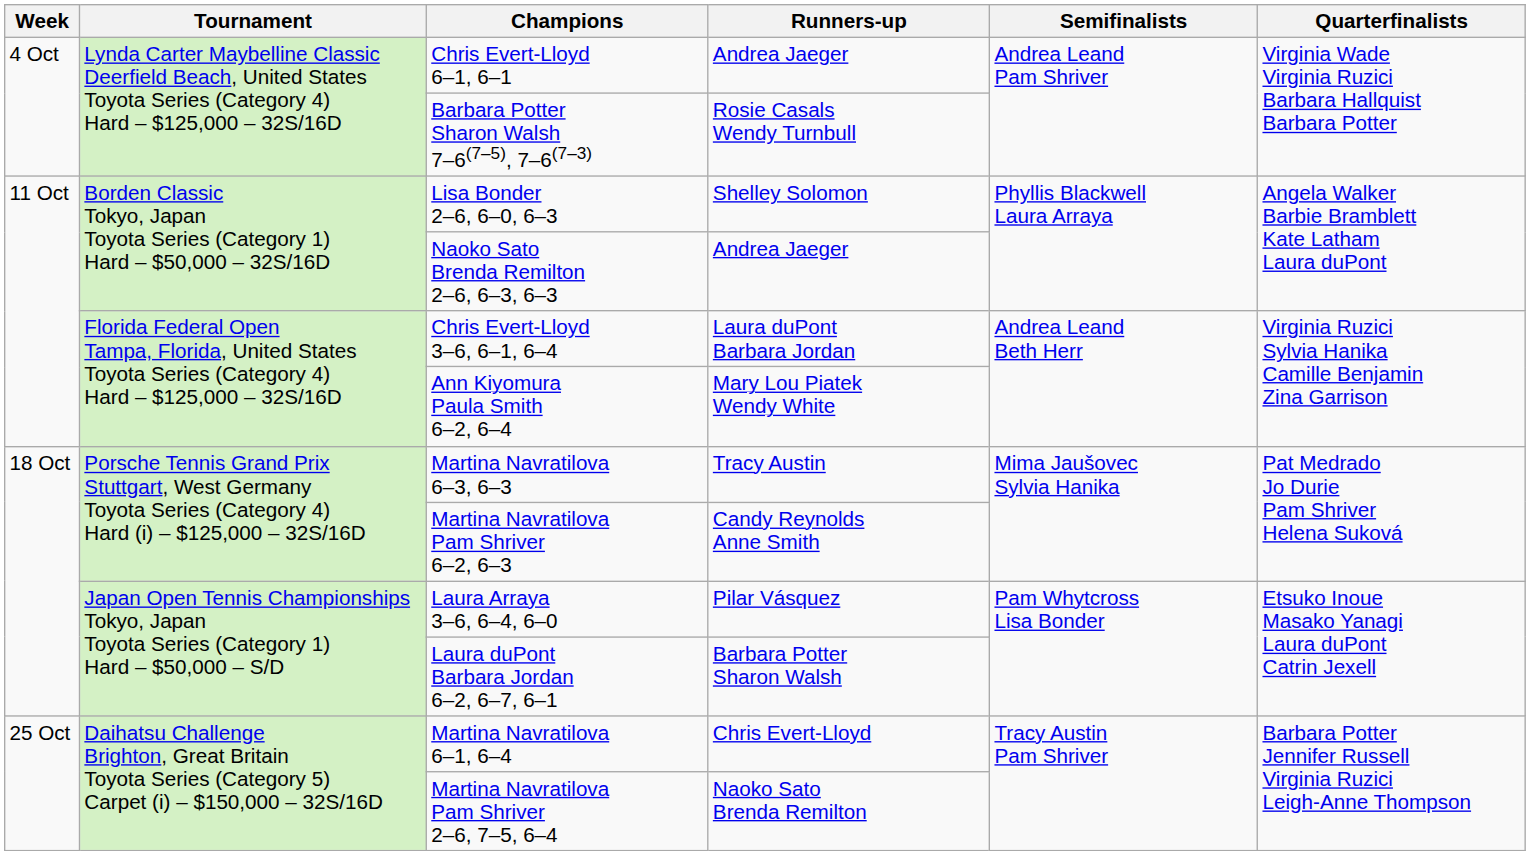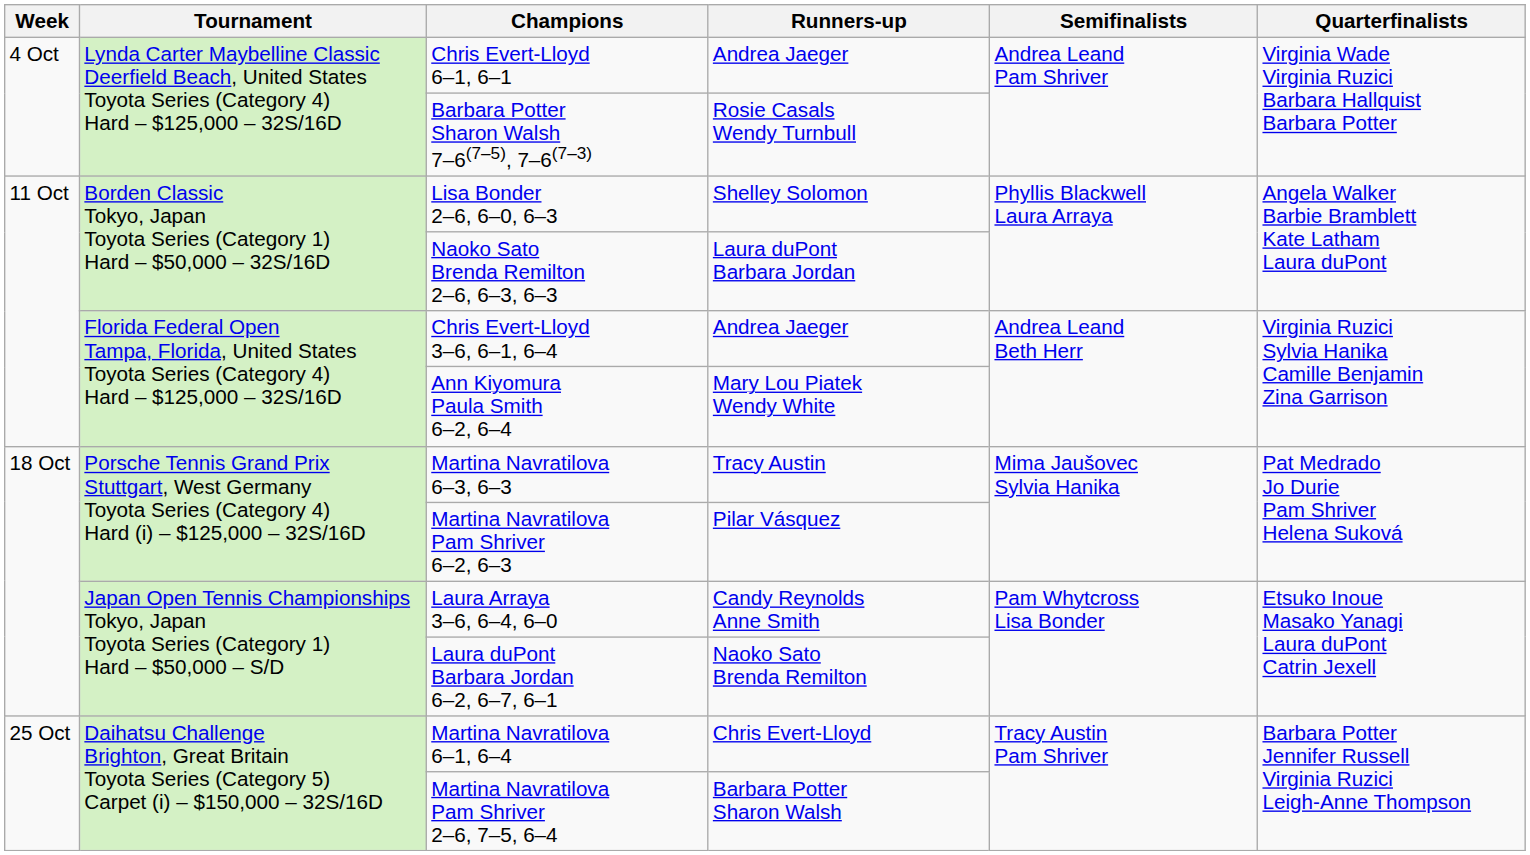(781, 249) Andrea Jaeger -> (784, 260) Laura duPont Barbara Jordan
(784, 339) Laura duPont Barbara Jordan -> (781, 328) Andrea Jaeger
(789, 530) Candy Reynolds Anne Smith -> (777, 518) Pilar Vásquez
(777, 597) Pilar Vásquez -> (789, 609) Candy Reynolds Anne Smith
(780, 665) Barbara Potter Sharon Walsh -> (790, 665) Naoko Sato Brenda Remilton
(790, 800) Naoko Sato Brenda Remilton -> (780, 800) Barbara Potter Sharon Walsh
